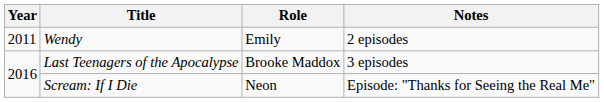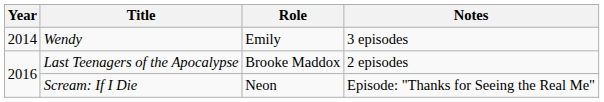(22, 39) 2011 -> (22, 39) 2014
(378, 39) 2 episodes -> (378, 39) 3 episodes
(378, 62) 3 episodes -> (378, 62) 2 episodes
